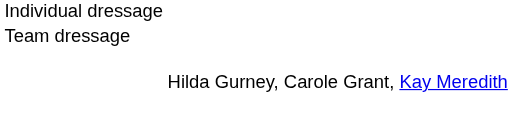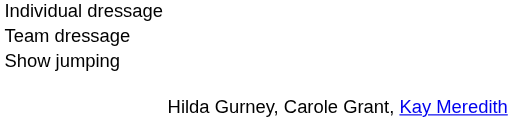+ row: (62, 61)
